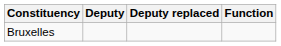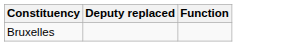- column: (105, 13)
